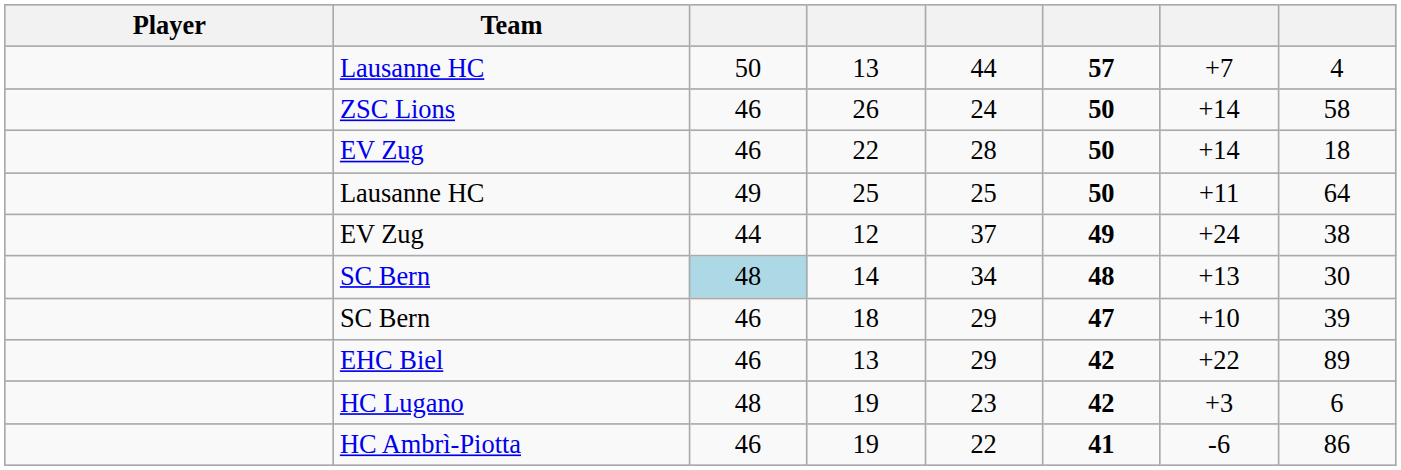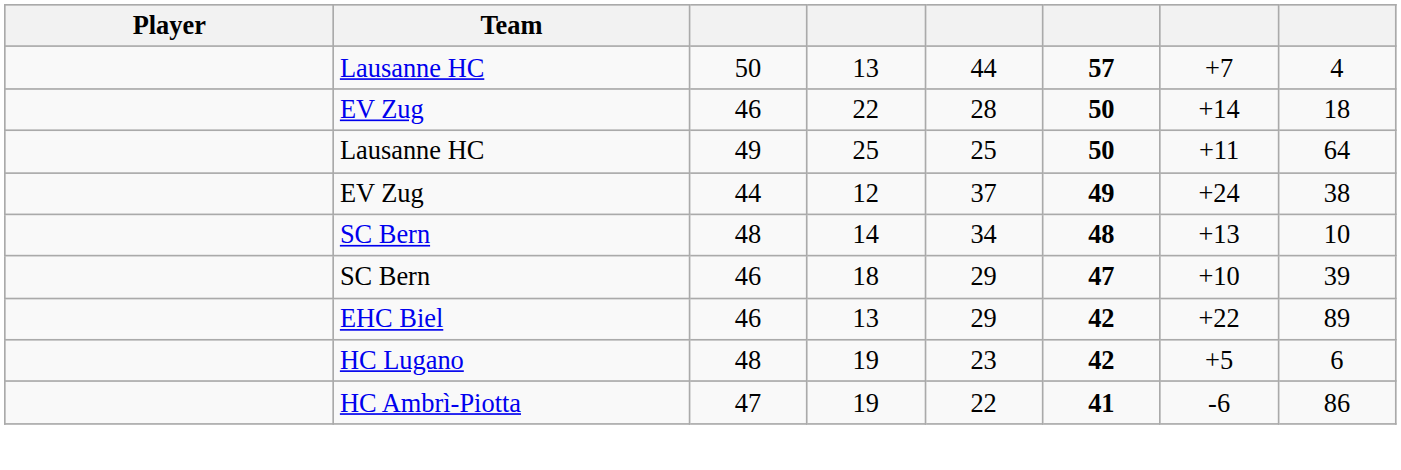- row: (397, 109)
(748, 276) lightblue background -> (748, 234) no background
(1337, 276) 30 -> (1337, 234) 10
(1219, 402) +3 -> (1219, 360) +5
(748, 444) 46 -> (748, 402) 47
